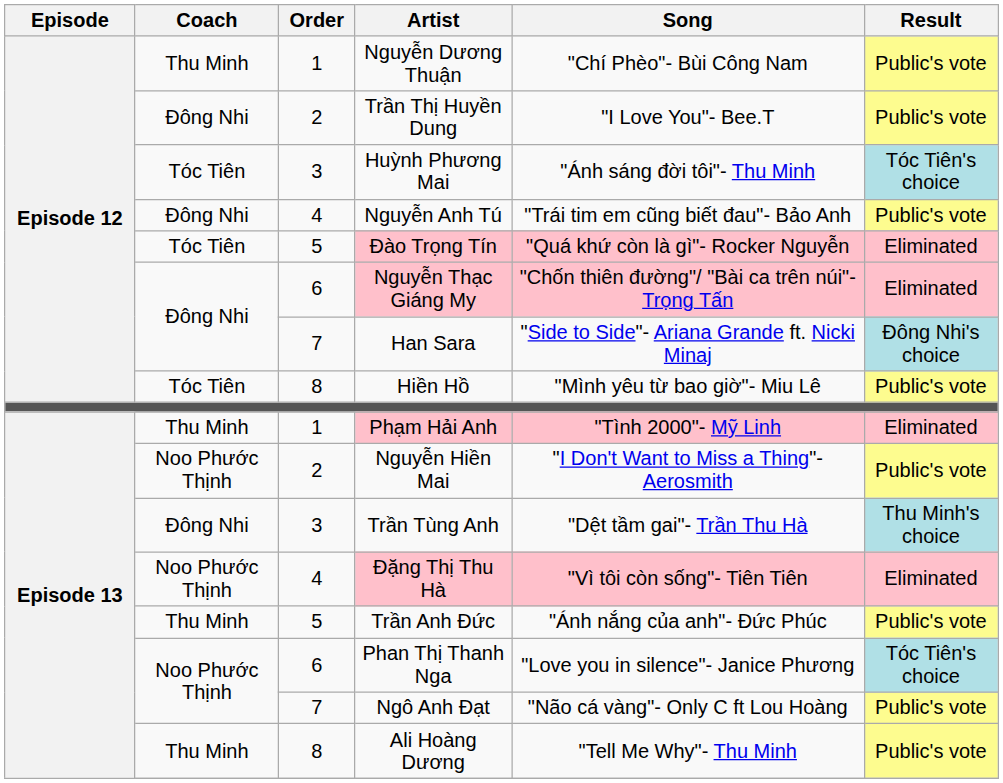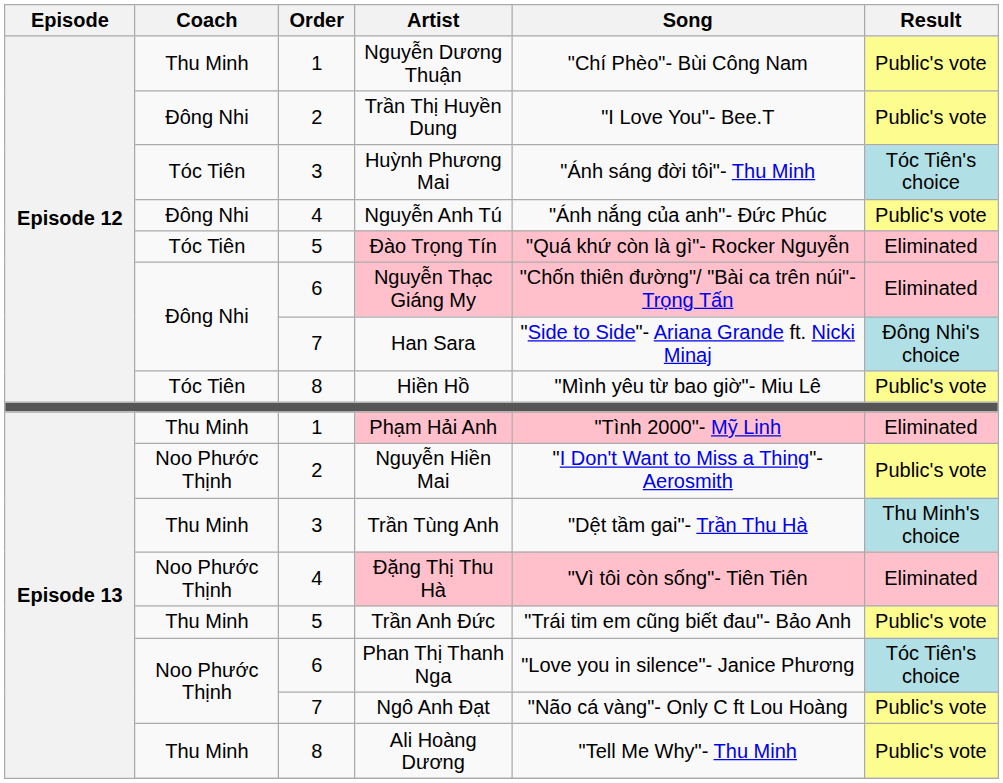(688, 214) "Trái tim em cũng biết đau"- Bảo Anh -> (688, 214) "Ánh nắng của anh"- Đức Phúc
(207, 524) Đông Nhi -> (207, 524) Thu Minh
(688, 621) "Ánh nắng của anh"- Đức Phúc -> (688, 621) "Trái tim em cũng biết đau"- Bảo Anh
